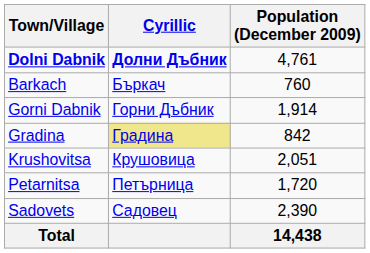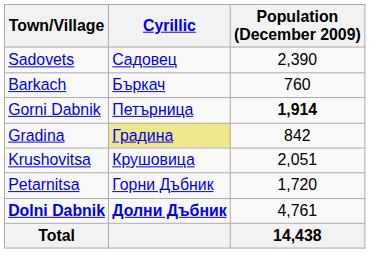rows swapped: (57, 60) <-> (41, 210)
(163, 110) Горни Дъбник -> (153, 110) Петърница
(297, 110) normal -> (297, 110) bold
(153, 185) Петърница -> (163, 185) Горни Дъбник
